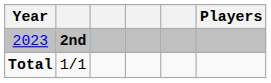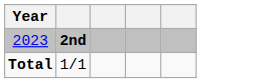- column: (231, 17)
